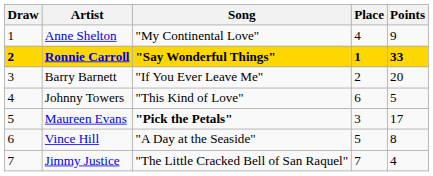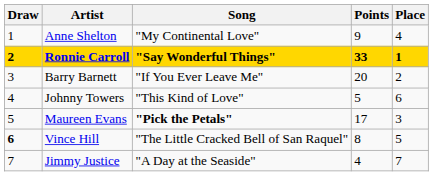columns swapped: (369, 14) <-> (408, 14)
(11, 139) normal -> (11, 139) bold
(196, 139) "A Day at the Seaside" -> (242, 139) "The Little Cracked Bell of San Raquel"
(242, 160) "The Little Cracked Bell of San Raquel" -> (196, 160) "A Day at the Seaside"
